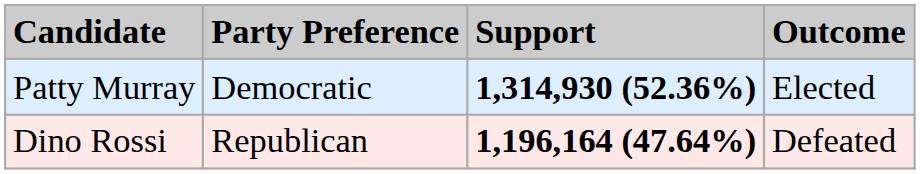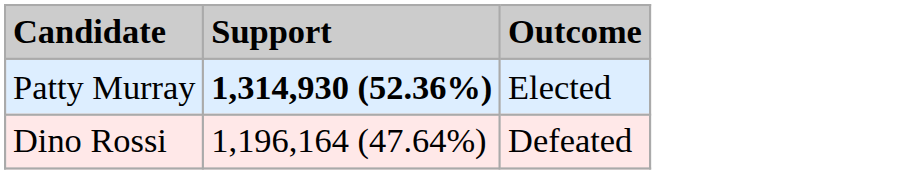- column: (335, 31)
(616, 140) bold -> (349, 140) normal
